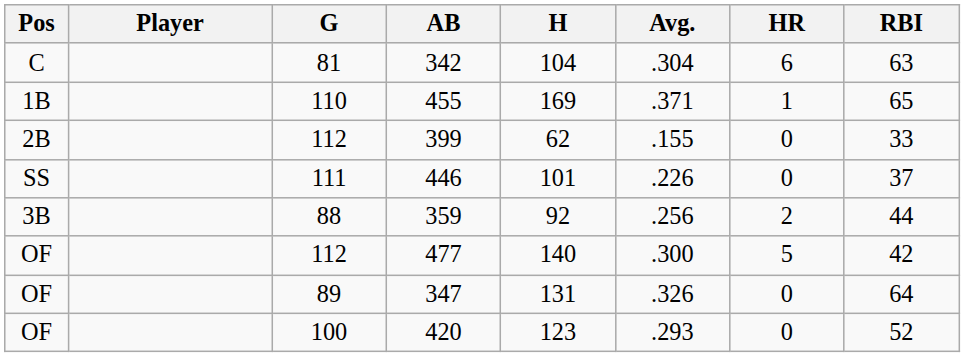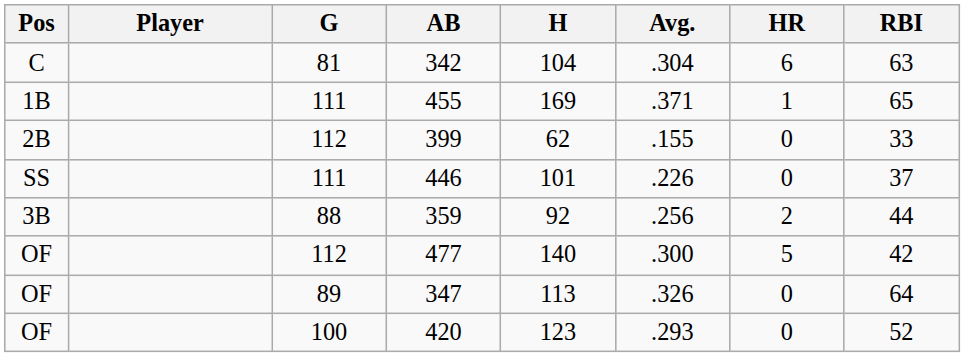(329, 100) 110 -> (329, 100) 111
(558, 293) 131 -> (558, 293) 113
